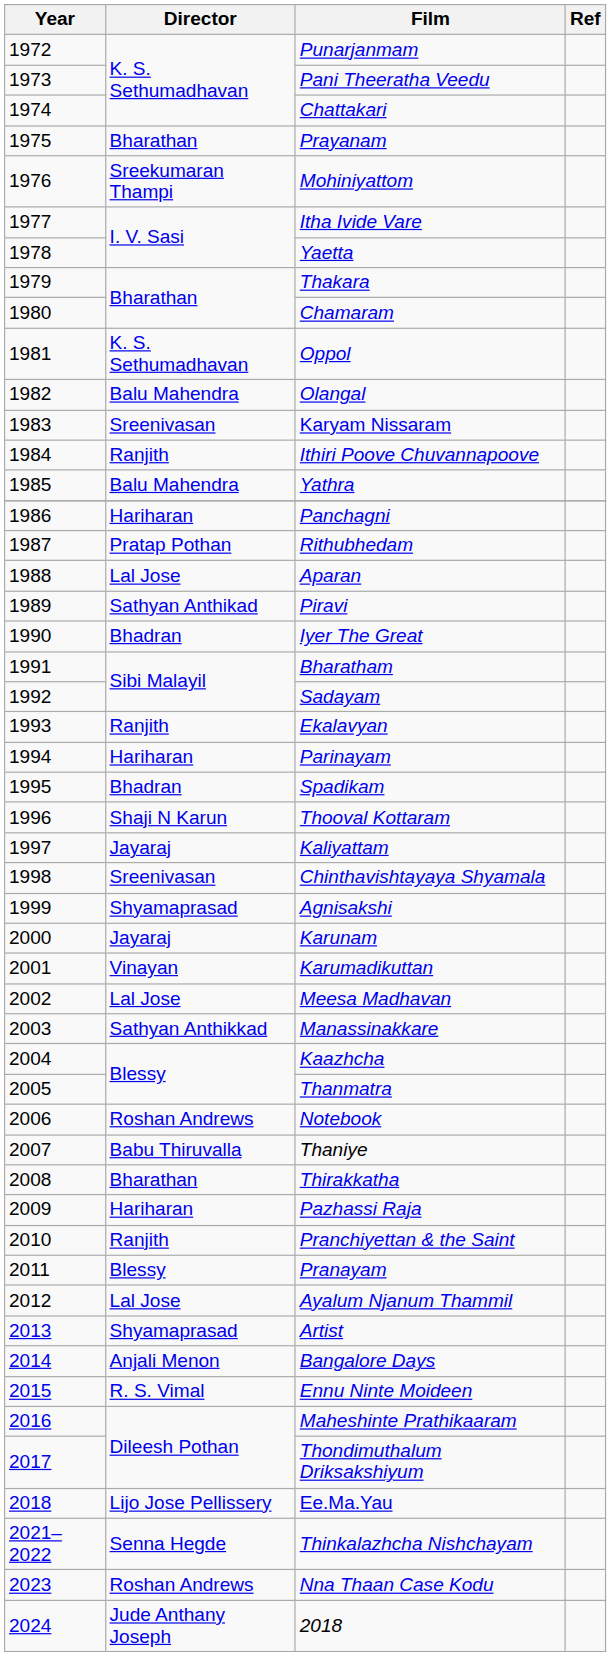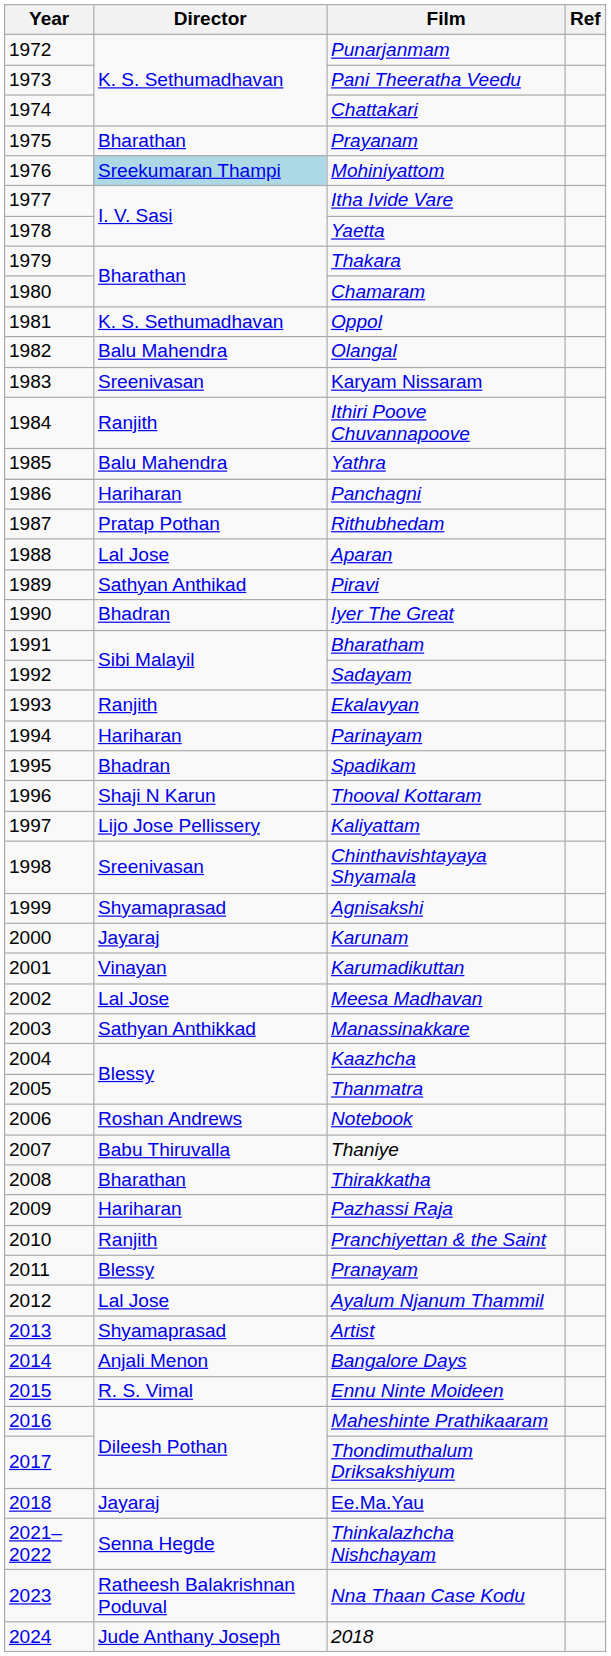(167, 181) no background -> (189, 170) lightblue background
(140, 847) Jayaraj -> (179, 826) Lijo Jose Pellissery
(191, 1503) Lijo Jose Pellissery -> (129, 1503) Jayaraj
(182, 1584) Roshan Andrews -> (197, 1595) Ratheesh Balakrishnan Poduval
